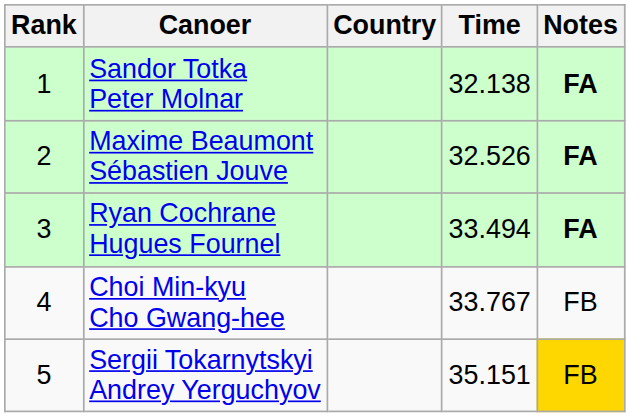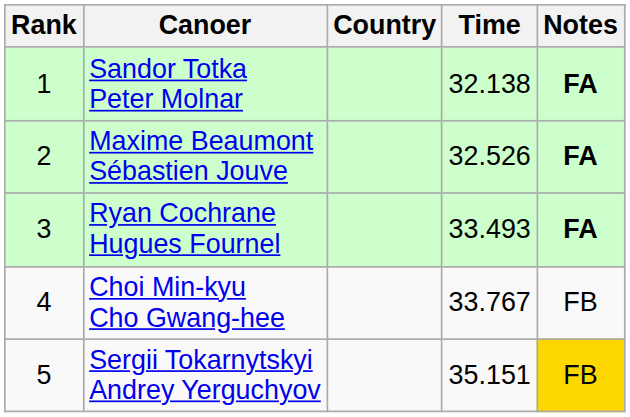(490, 229) 33.494 -> (490, 229) 33.493
